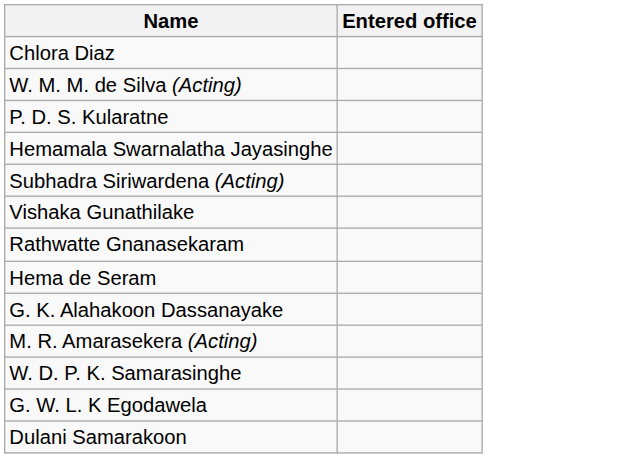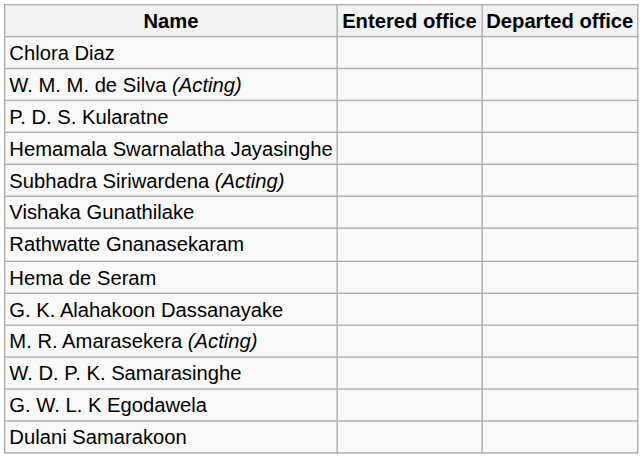+ column: (560, 21)
